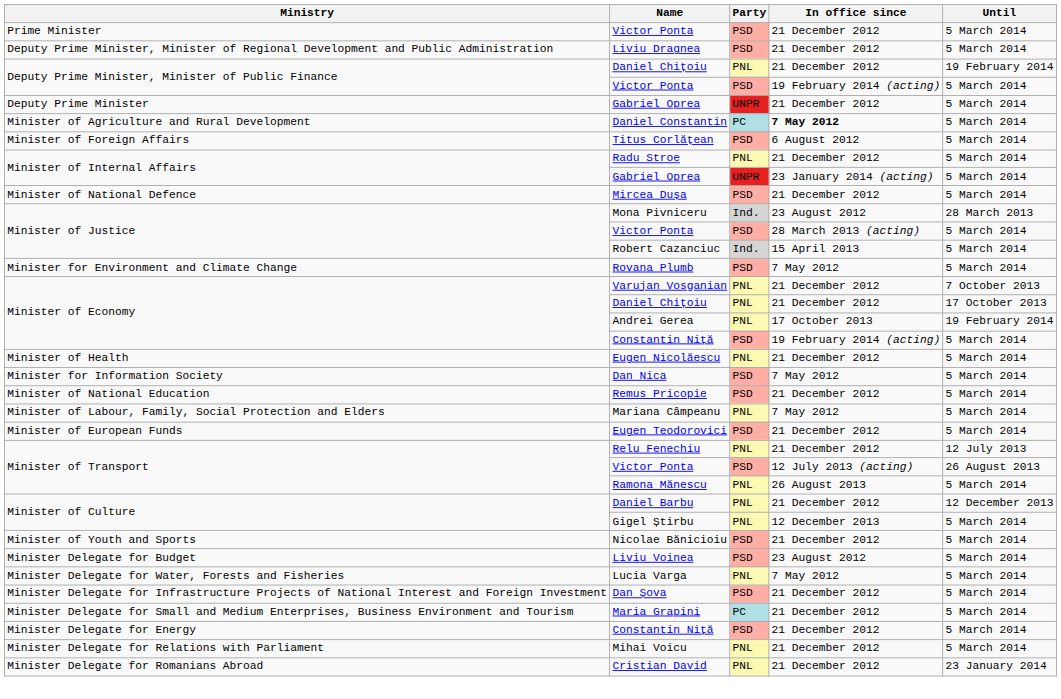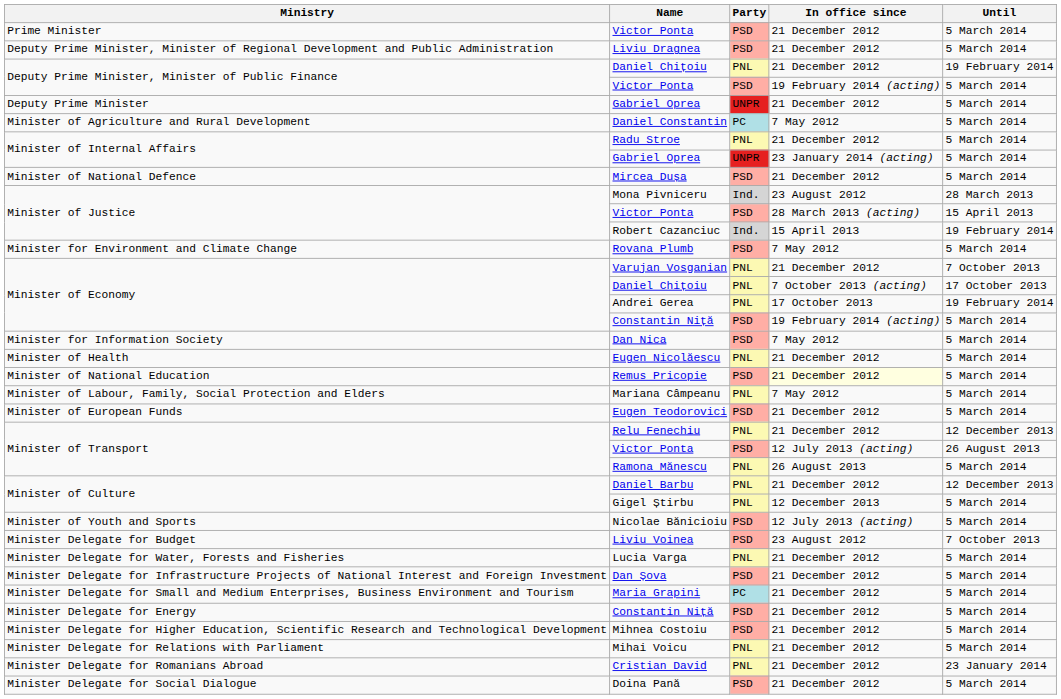(805, 123) bold -> (805, 123) normal
- row: (98, 141)
(986, 232) 5 March 2014 -> (989, 213) 15 April 2013
(986, 250) 5 March 2014 -> (999, 232) 19 February 2014
(826, 304) 21 December 2012 -> (849, 286) 7 October 2013 (acting)
rows swapped: (115, 377) <-> (68, 359)
(826, 395) no background -> (826, 377) lightyellow background
(986, 449) 12 July 2013 -> (999, 431) 12 December 2013
(826, 540) 21 December 2012 -> (842, 522) 12 July 2013 (acting)
(986, 558) 5 March 2014 -> (993, 540) 7 October 2013
(805, 576) 7 May 2012 -> (826, 558) 21 December 2012
+ row: (307, 631)
+ row: (132, 685)
